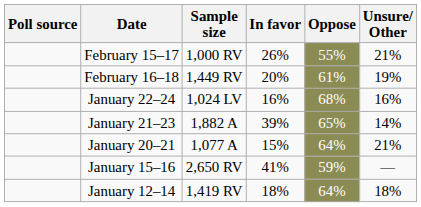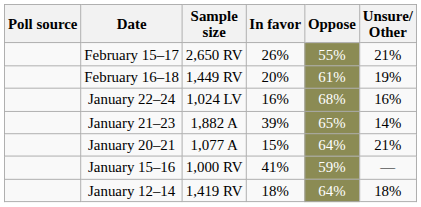(214, 54) 1,000 RV -> (214, 54) 2,650 RV
(214, 168) 2,650 RV -> (214, 168) 1,000 RV
